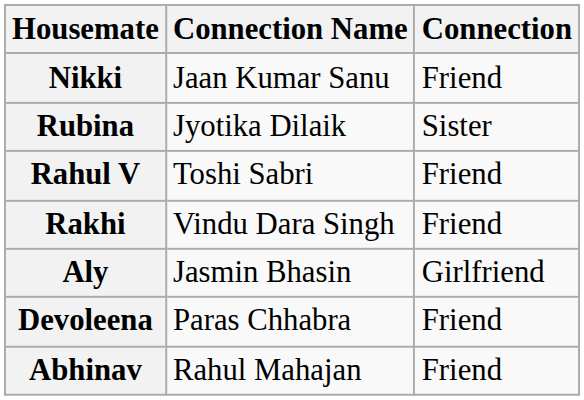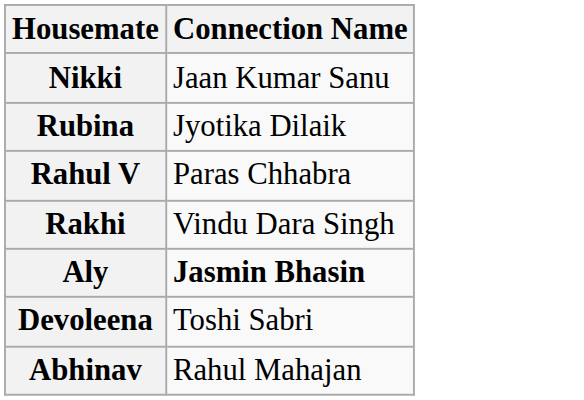- column: (497, 28)
(243, 175) Toshi Sabri -> (262, 175) Paras Chhabra
(262, 272) normal -> (269, 272) bold
(262, 321) Paras Chhabra -> (243, 321) Toshi Sabri
